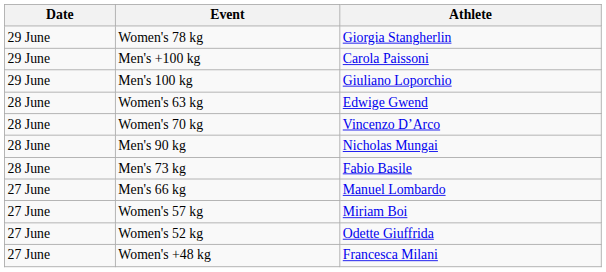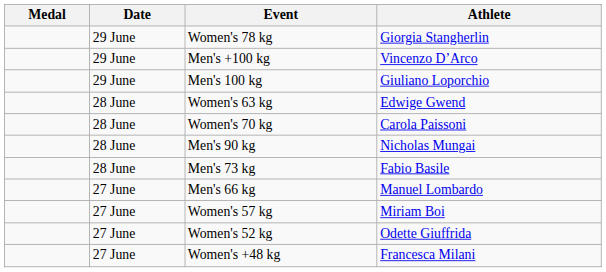+ column: (47, 15)
(386, 59) Carola Paissoni -> (429, 59) Vincenzo D’Arco
(391, 124) Vincenzo D’Arco -> (423, 124) Carola Paissoni
